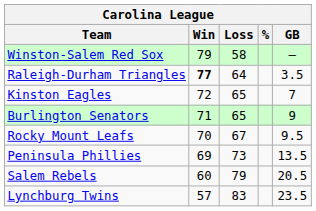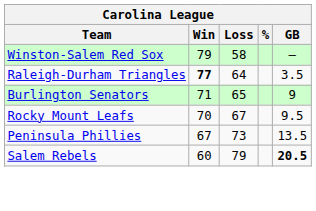- row: (59, 95)
(204, 155) 69 -> (204, 135) 67
(292, 176) normal -> (292, 155) bold
- row: (63, 196)
